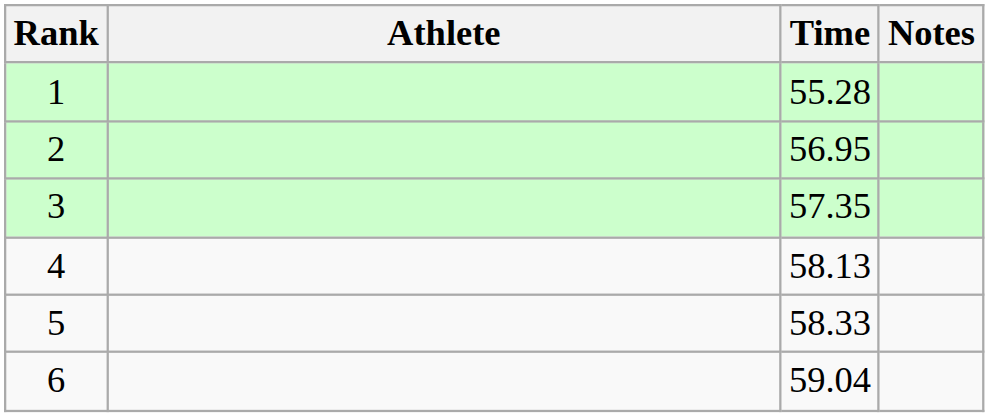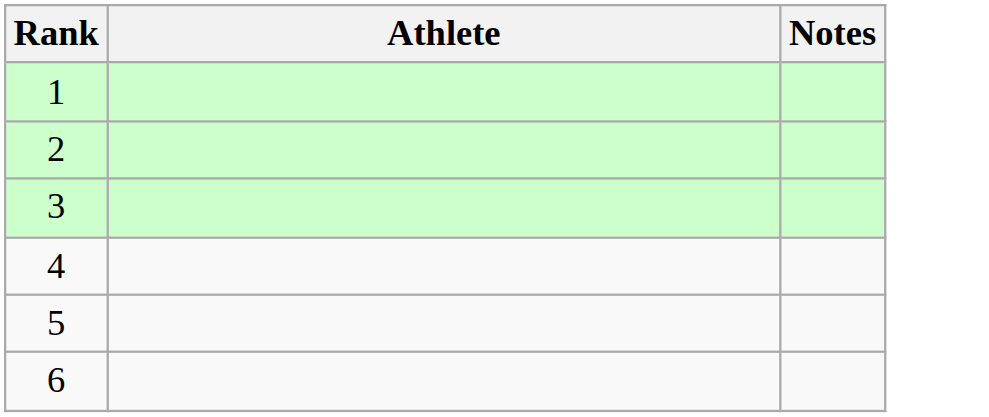- column: (830, 33)
